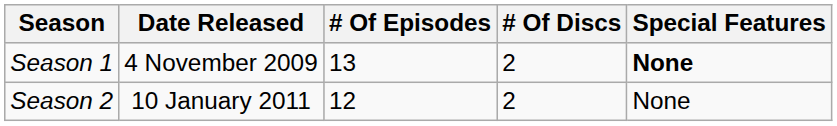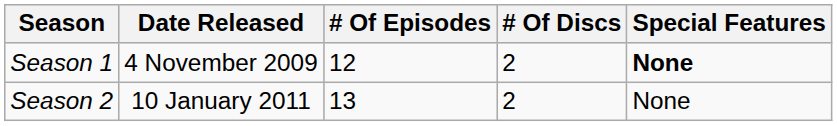(342, 62) 13 -> (342, 62) 12
(342, 100) 12 -> (342, 100) 13
